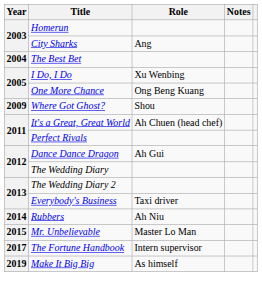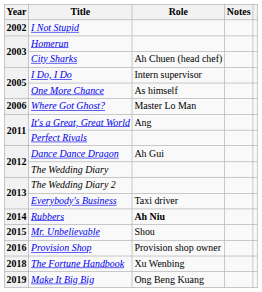+ row: (55, 28)
(143, 43) Ang -> (178, 59) Ah Chuen (head chef)
- row: (56, 59)
(159, 75) Xu Wenbing -> (168, 75) Intern supervisor
(169, 91) Ong Beng Kuang -> (156, 91) As himself
(17, 106) 2009 -> (17, 106) 2006
(145, 106) Shou -> (165, 106) Master Lo Man
(178, 122) Ah Chuen (head chef) -> (143, 122) Ang
(149, 216) normal -> (150, 216) bold
(165, 232) Master Lo Man -> (145, 232) Shou
+ row: (61, 248)
(17, 248) 2017 -> (17, 264) 2018
(168, 248) Intern supervisor -> (159, 264) Xu Wenbing
(156, 264) As himself -> (169, 279) Ong Beng Kuang
